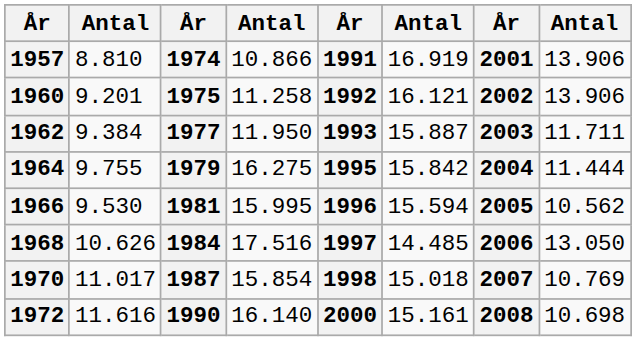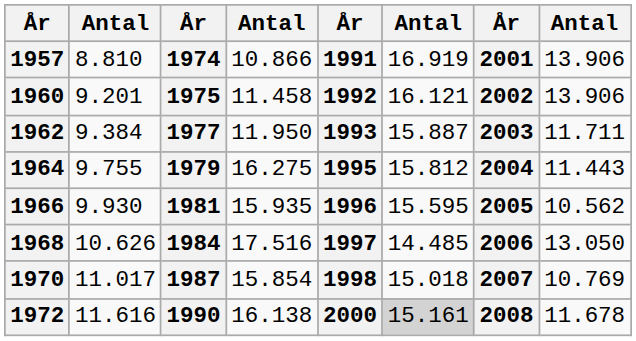(272, 97) 11.258 -> (272, 97) 11.458
(428, 170) 15.842 -> (428, 170) 15.812
(585, 170) 11.444 -> (585, 170) 11.443
(109, 206) 9.530 -> (109, 206) 9.930
(272, 206) 15.995 -> (272, 206) 15.935
(428, 206) 15.594 -> (428, 206) 15.595
(272, 316) 16.140 -> (272, 316) 16.138
(428, 316) no background -> (428, 316) lightgrey background
(585, 316) 10.698 -> (585, 316) 11.678
